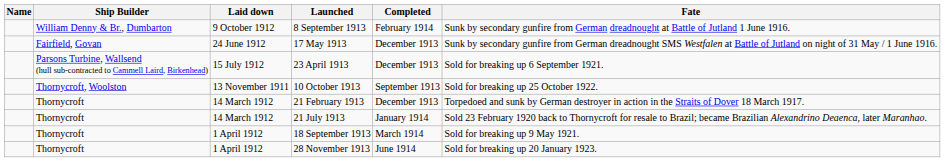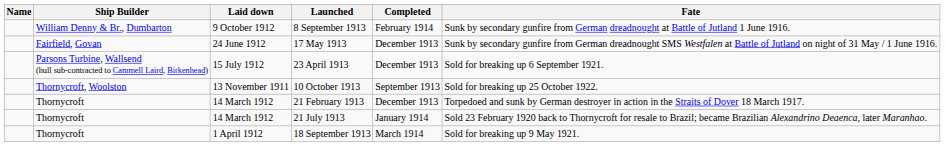- row: (332, 149)
